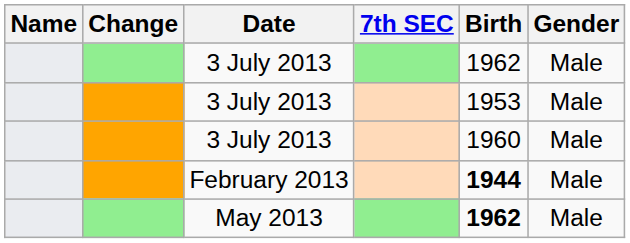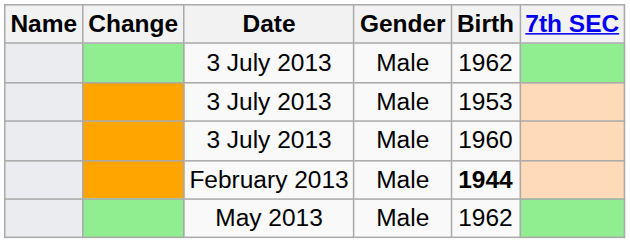columns swapped: (407, 23) <-> (576, 23)
(494, 218) bold -> (485, 218) normal
